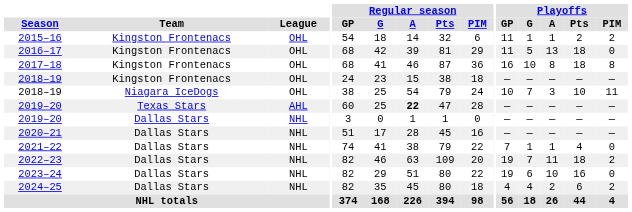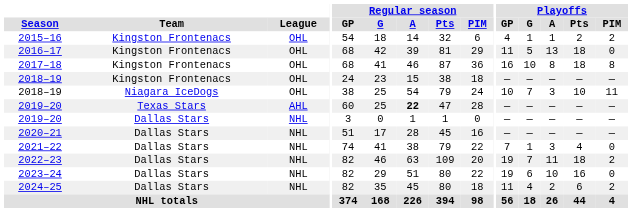(507, 38) 11 -> (507, 38) 4
(552, 147) 1 -> (552, 147) 3
(507, 188) 4 -> (507, 188) 11
